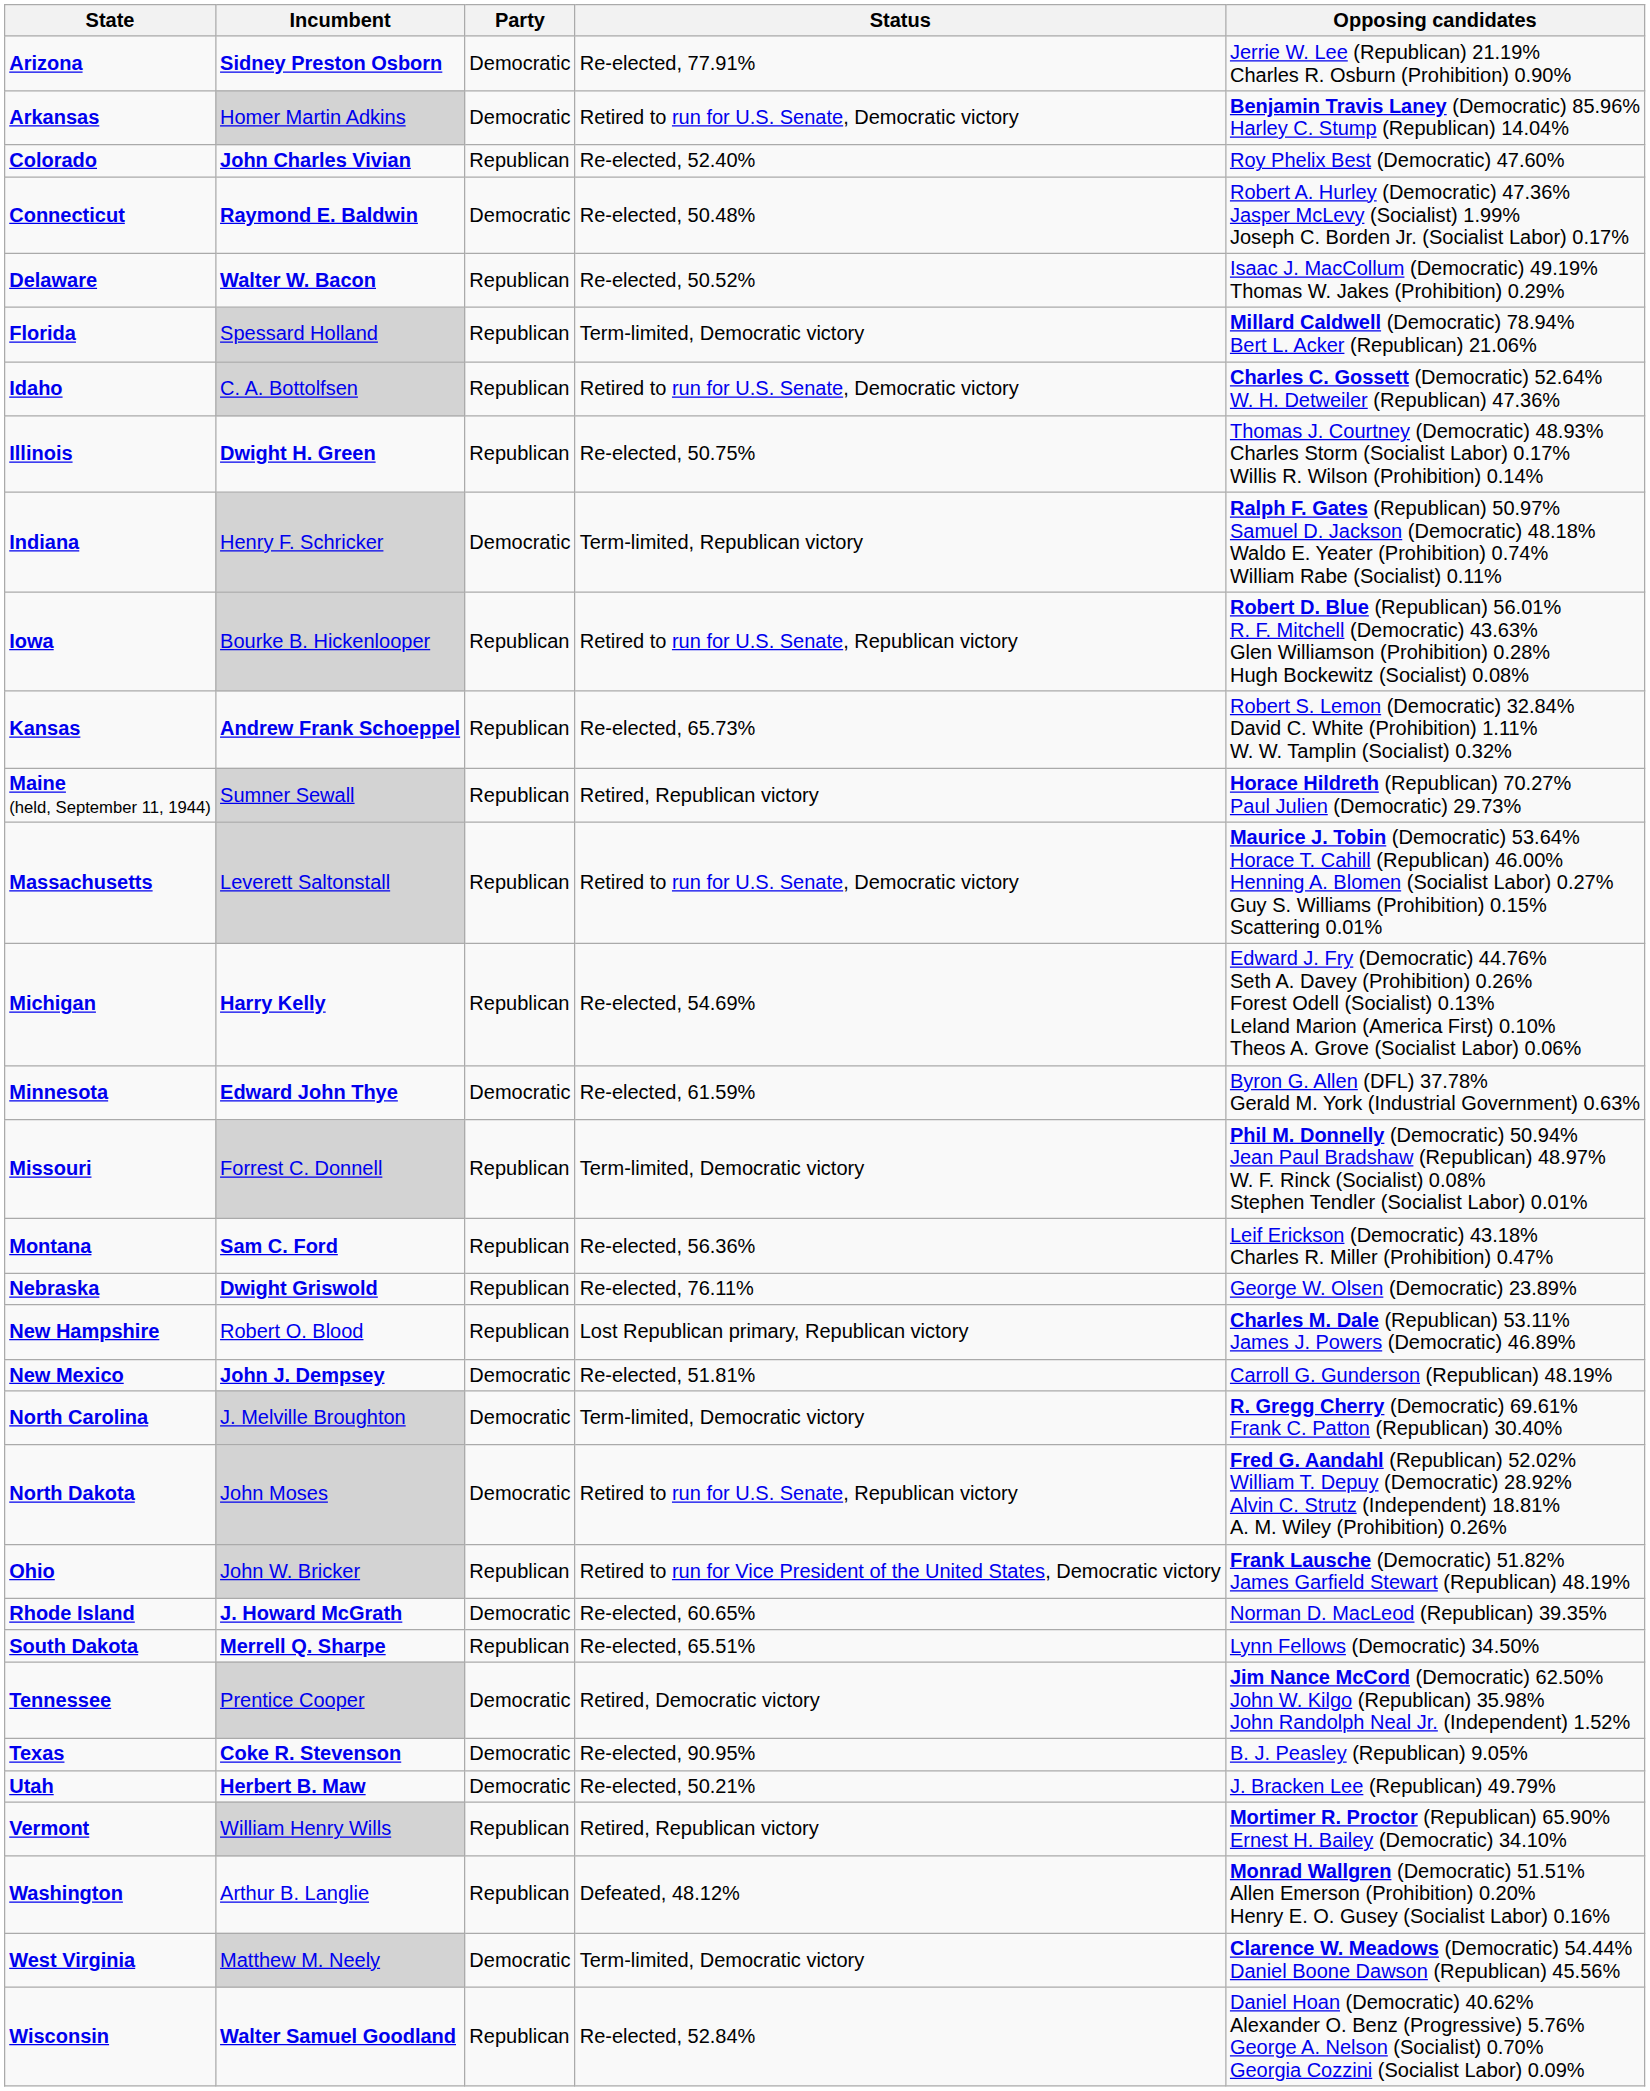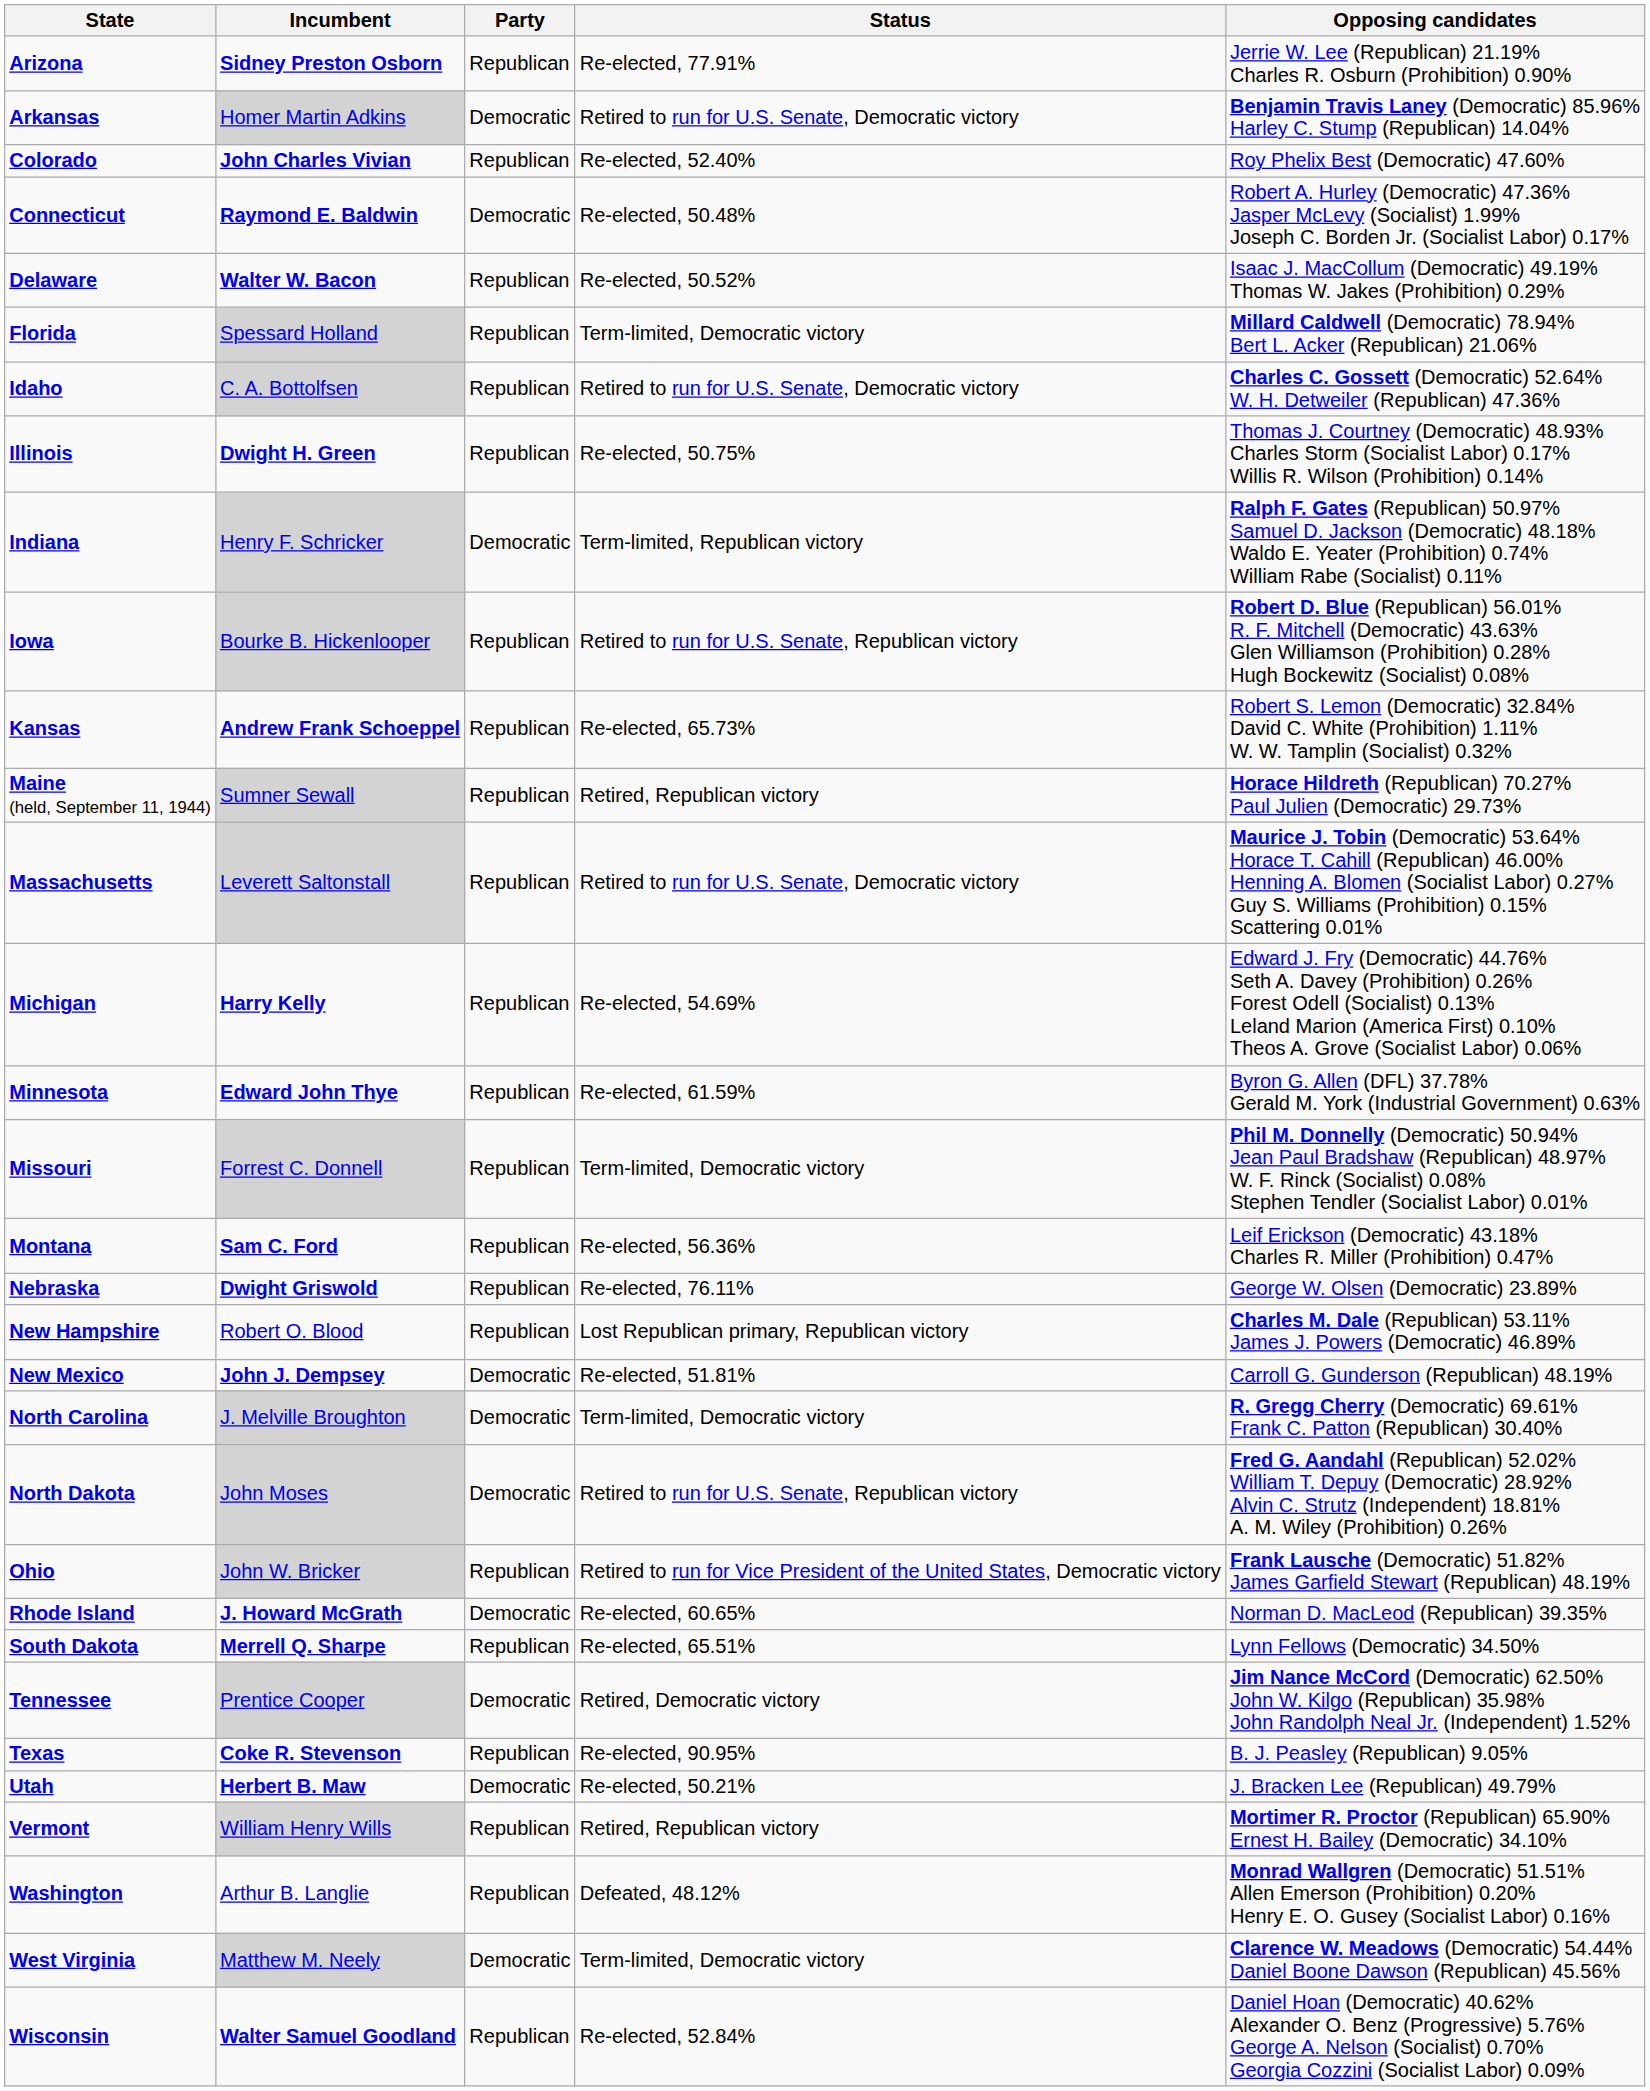(520, 63) Democratic -> (519, 63) Republican
(520, 1092) Democratic -> (519, 1092) Republican
(520, 1754) Democratic -> (519, 1754) Republican
